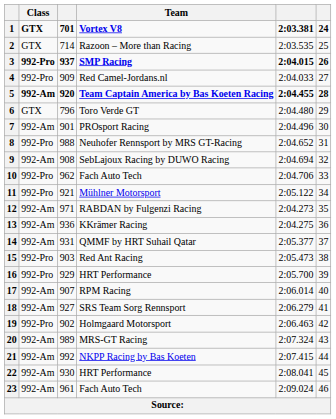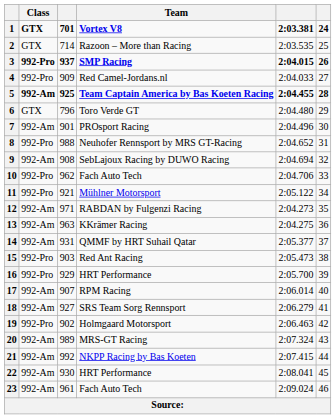(67, 94) 920 -> (67, 94) 925
(67, 225) 936 -> (67, 225) 963
